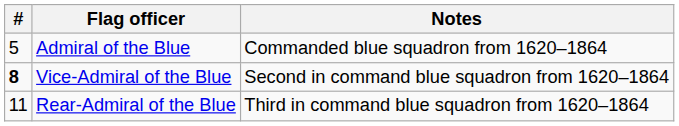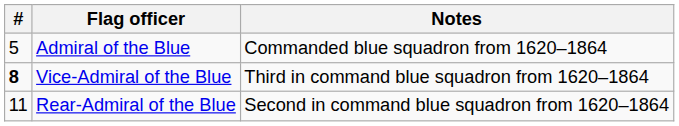(457, 76) Second in command blue squadron from 1620–1864 -> (447, 76) Third in command blue squadron from 1620–1864
(447, 105) Third in command blue squadron from 1620–1864 -> (457, 105) Second in command blue squadron from 1620–1864
